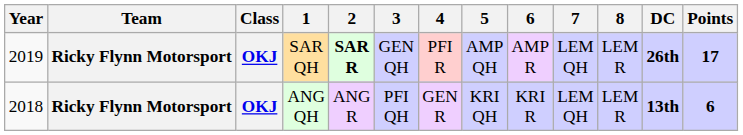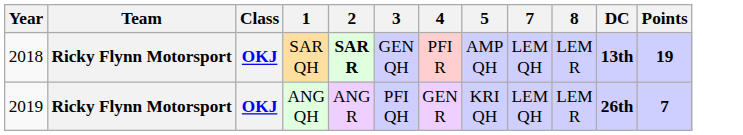- column: (530, 18)
(26, 56) 2019 -> (26, 56) 2018
(663, 56) 26th -> (617, 56) 13th
(710, 56) 17 -> (665, 56) 19
(26, 105) 2018 -> (26, 105) 2019
(663, 105) 13th -> (617, 105) 26th
(710, 105) 6 -> (665, 105) 7
